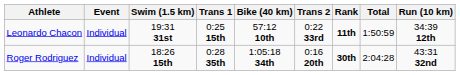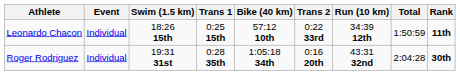columns swapped: (426, 12) <-> (346, 12)
(163, 33) 19:31 31st -> (163, 33) 18:26 15th
(163, 58) 18:26 15th -> (163, 58) 19:31 31st
